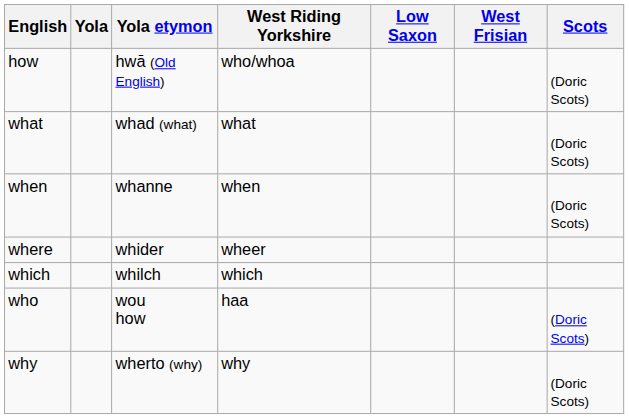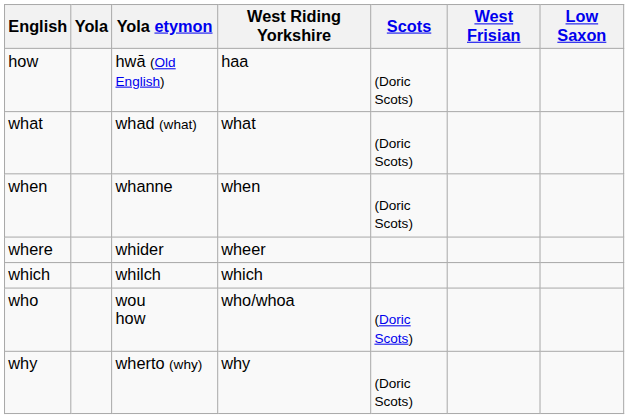columns swapped: (585, 26) <-> (412, 26)
(258, 61) who/whoa -> (235, 61) haa
(235, 301) haa -> (258, 301) who/whoa
